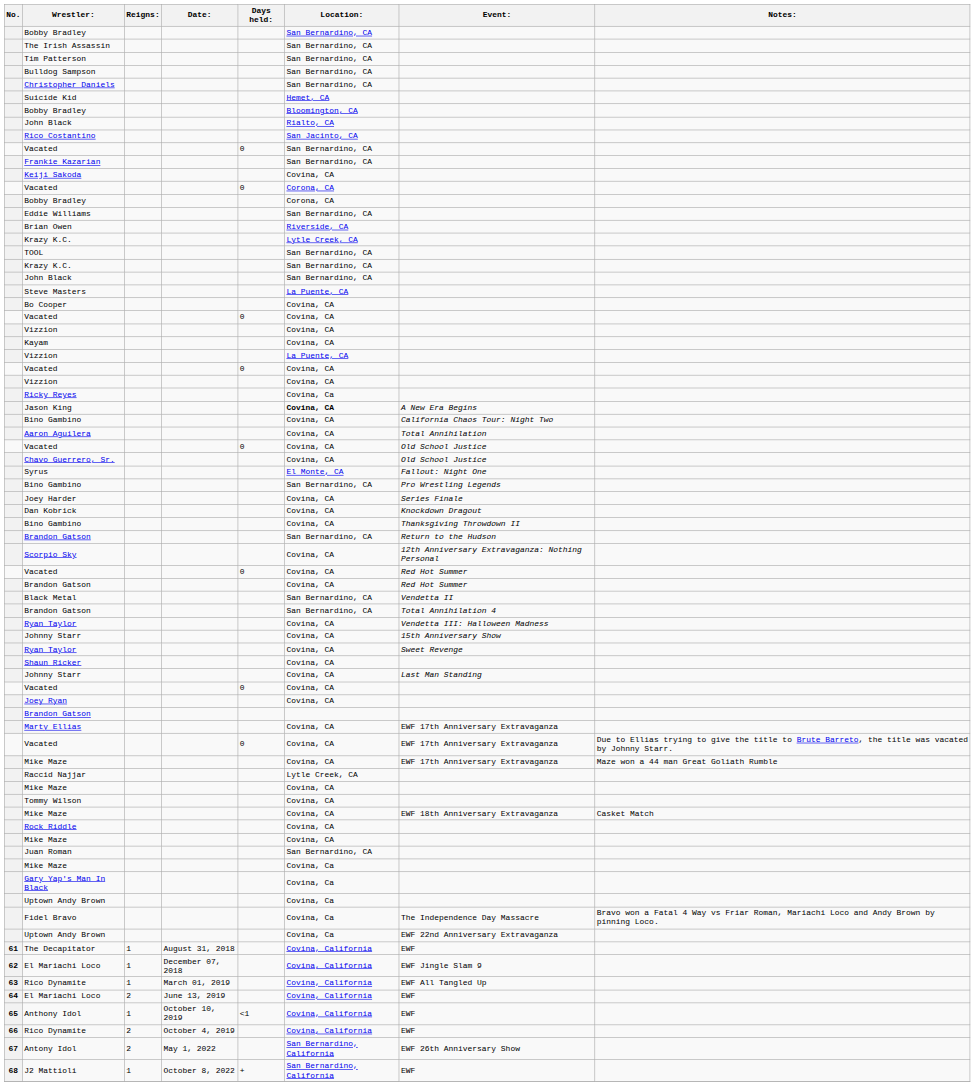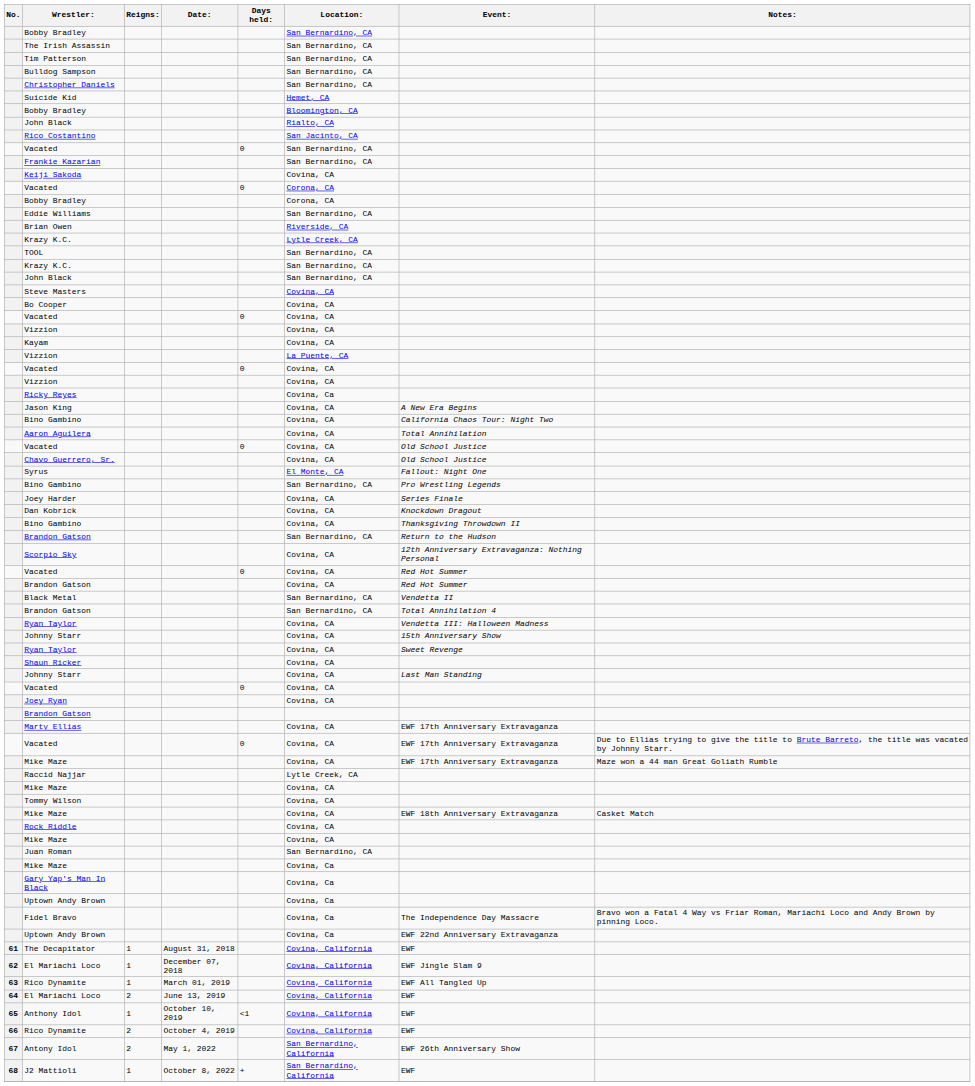(317, 291) La Puente, CA -> (310, 291) Covina, CA
(310, 408) bold -> (310, 408) normal
